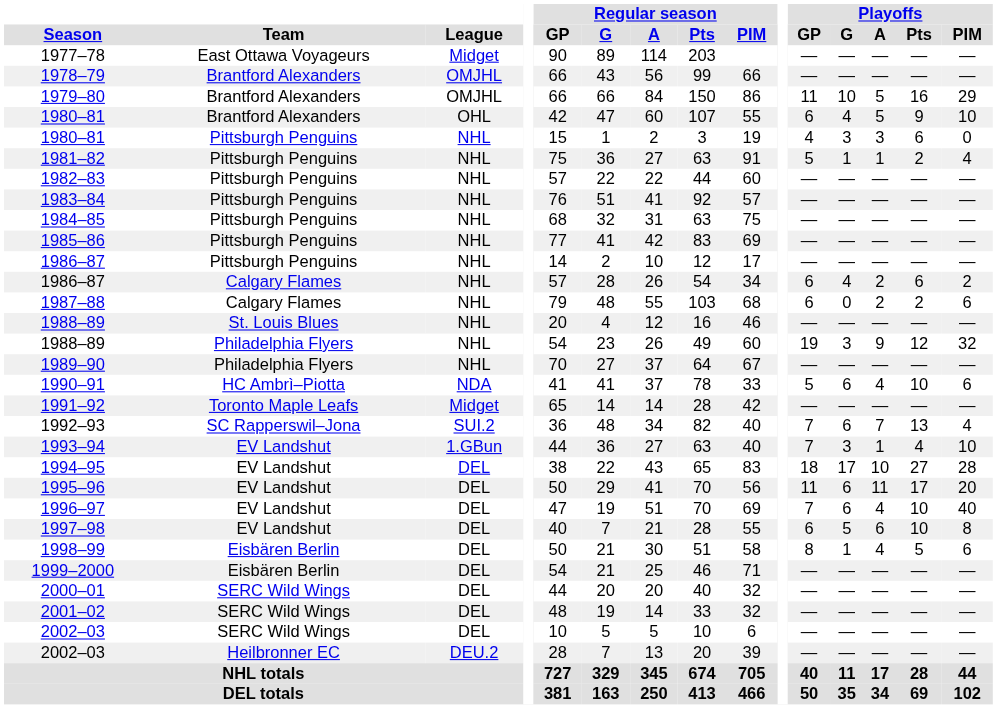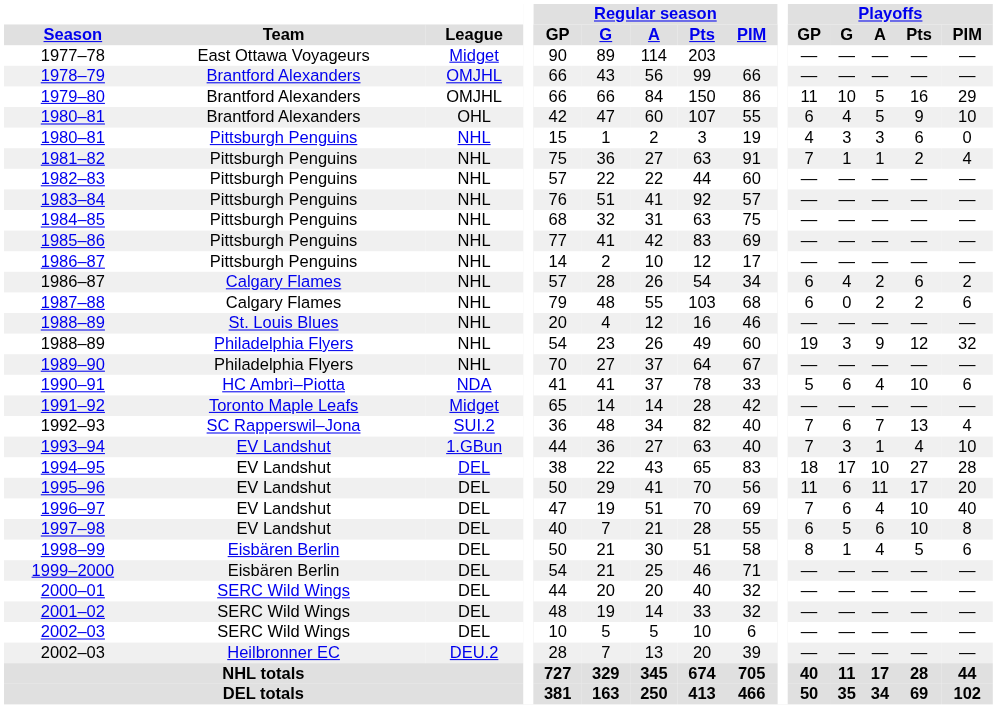(809, 158) 5 -> (809, 158) 7
